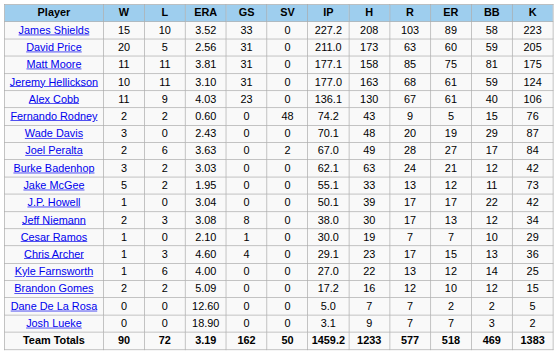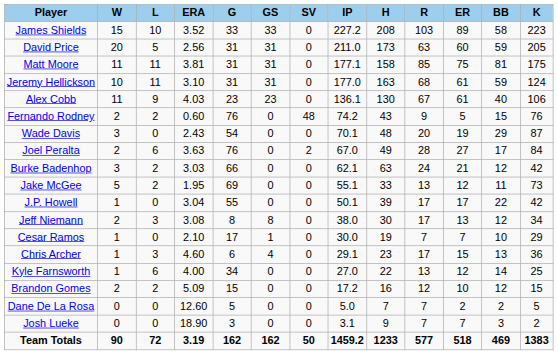+ column: (232, 13)
